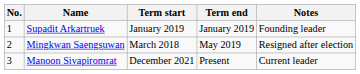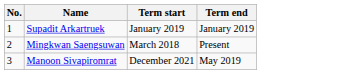- column: (306, 12)
(220, 45) May 2019 -> (214, 45) Present
(214, 61) Present -> (220, 61) May 2019
